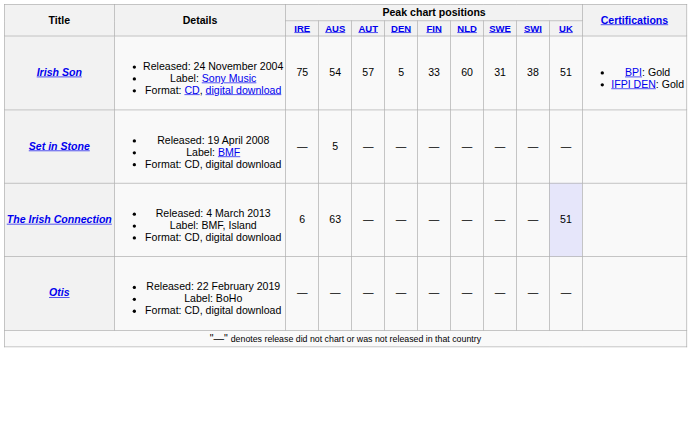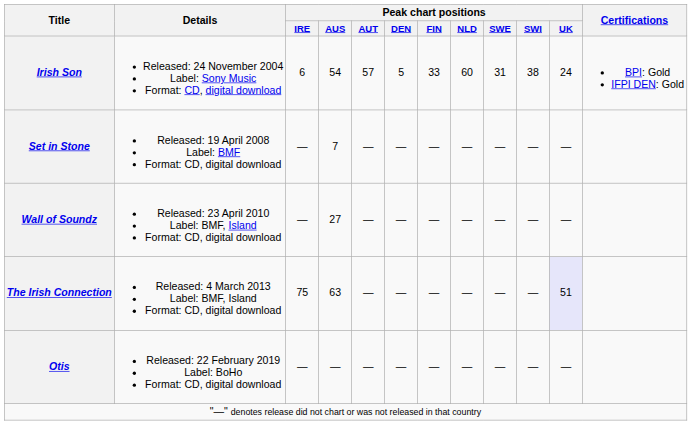(302, 73) 75 -> (302, 73) 6
(566, 73) 51 -> (566, 73) 24
(335, 146) 5 -> (335, 146) 7
+ row: (59, 220)
(302, 220) 6 -> (302, 293) 75
